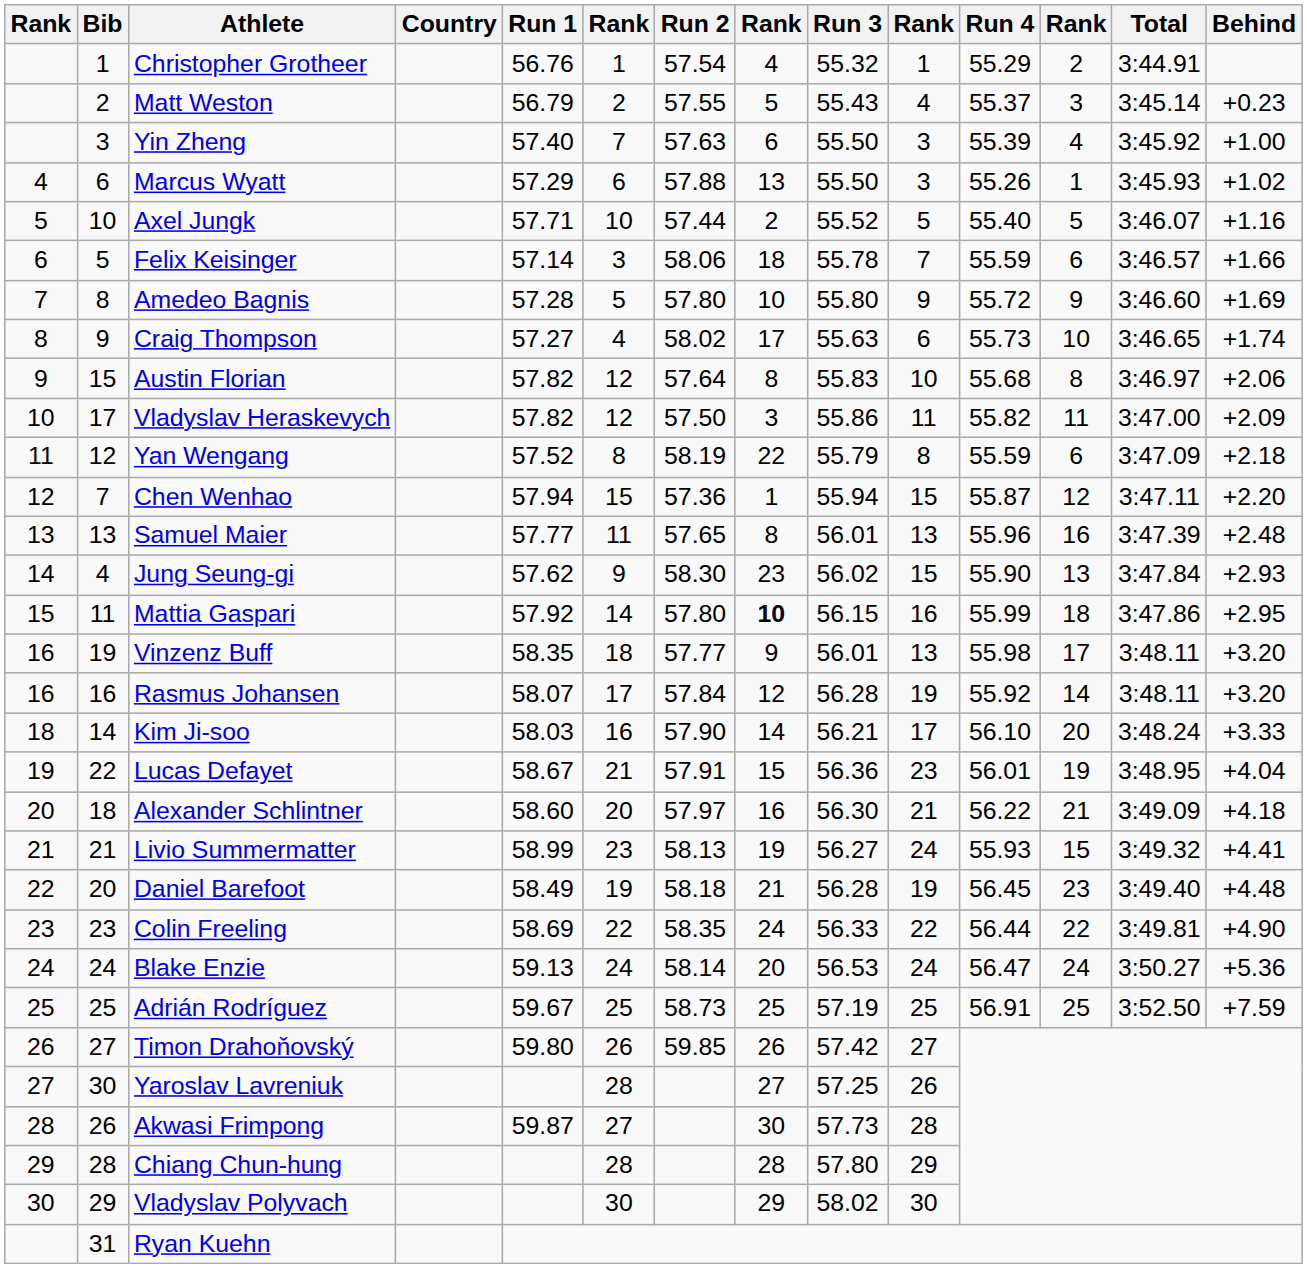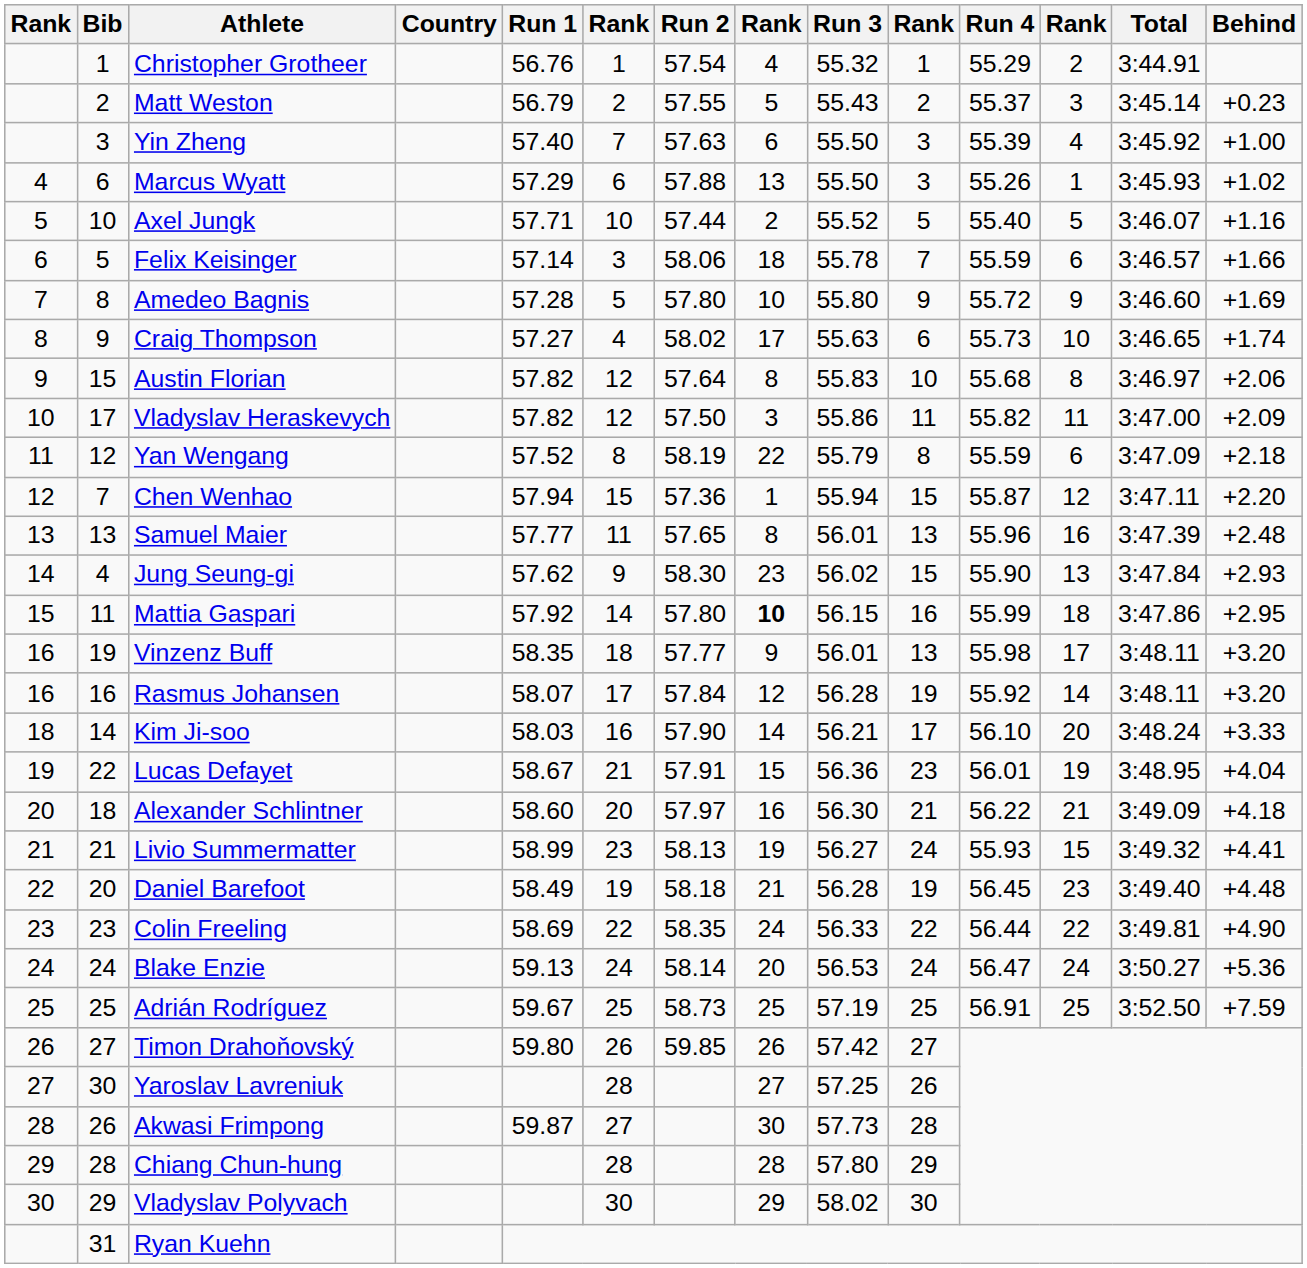(924, 102) 4 -> (924, 102) 2
